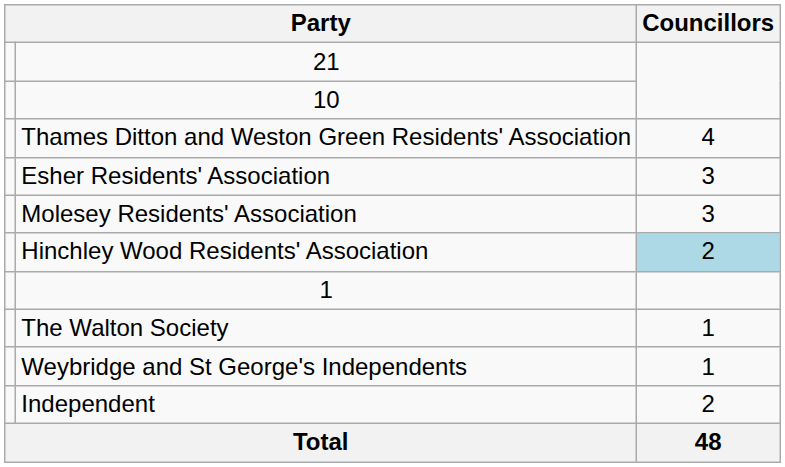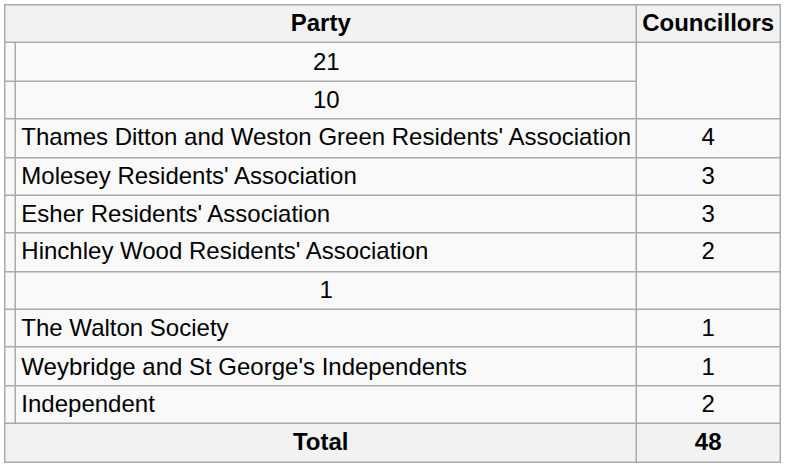rows swapped: (176, 175) <-> (189, 213)
(708, 251) lightblue background -> (708, 251) no background
